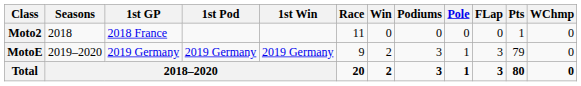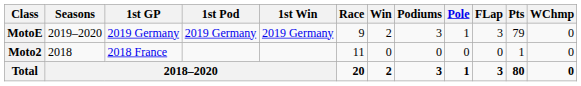rows swapped: (25, 33) <-> (25, 52)
